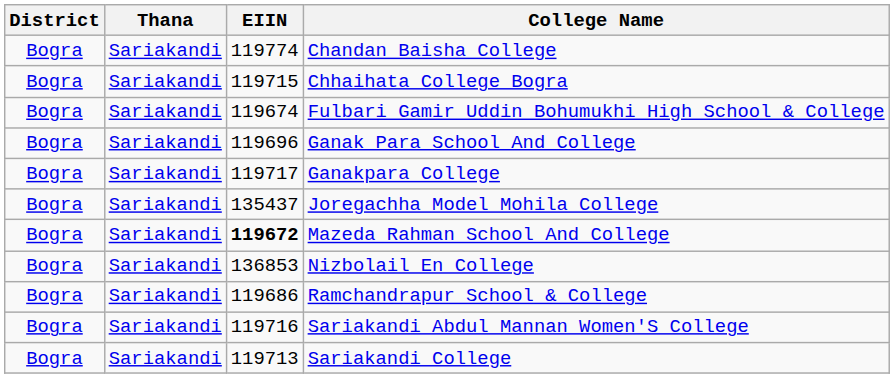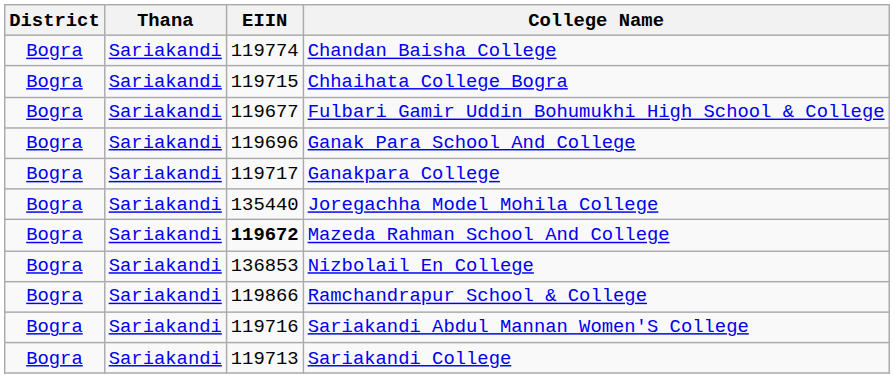(265, 112) 119674 -> (265, 112) 119677
(265, 204) 135437 -> (265, 204) 135440
(265, 297) 119686 -> (265, 297) 119866
